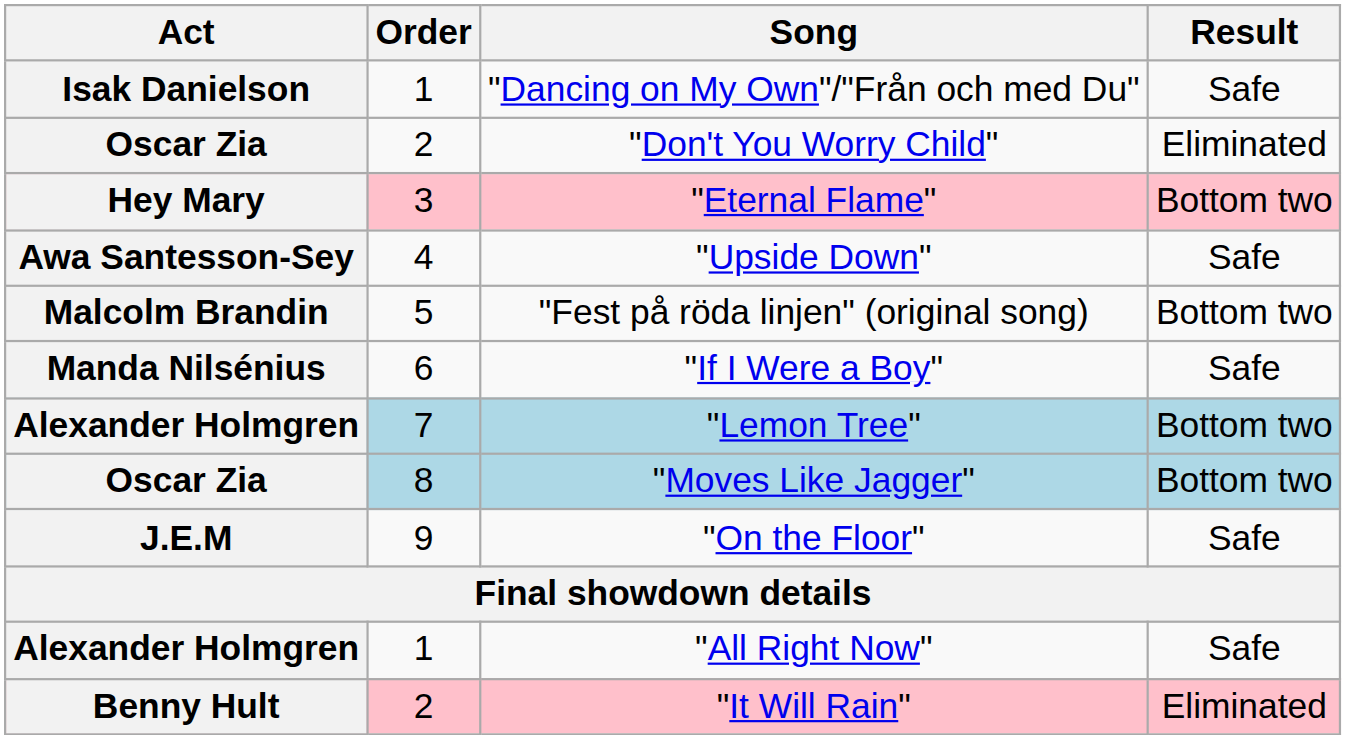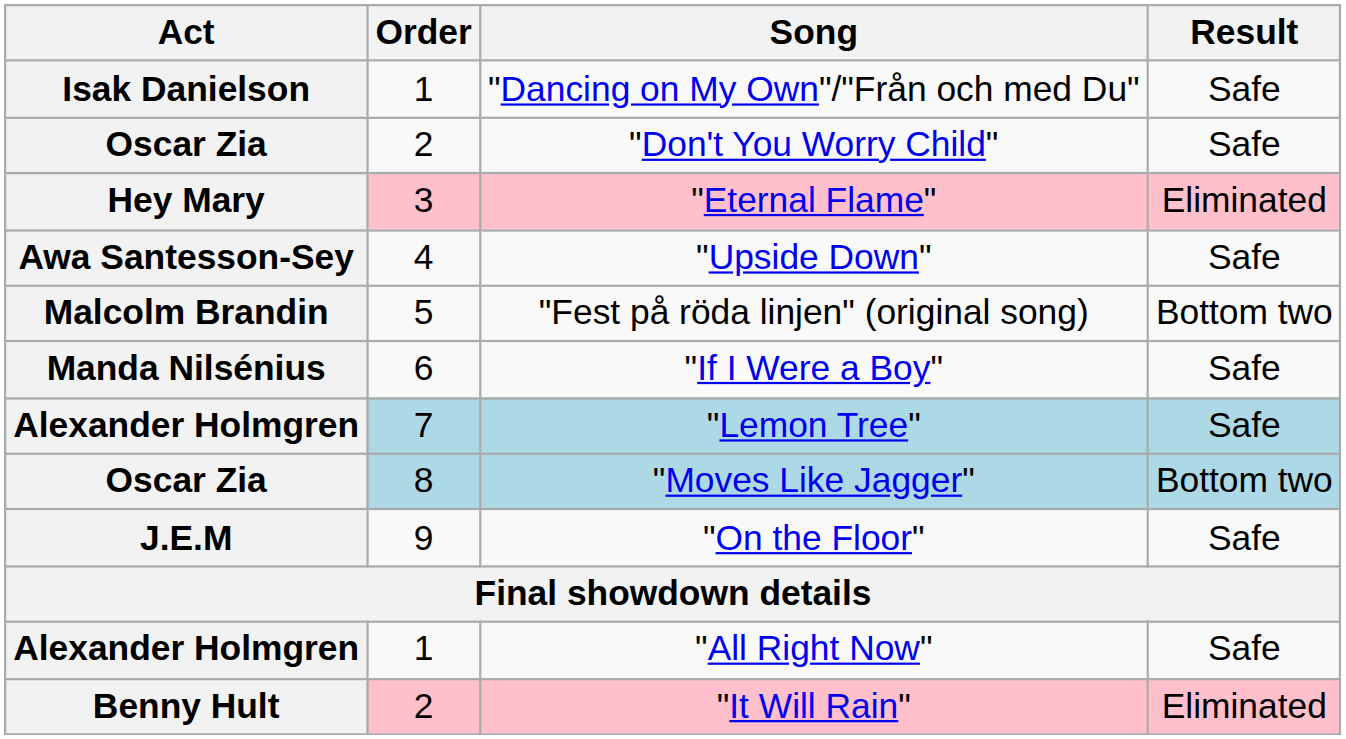(1244, 144) Eliminated -> (1244, 144) Safe
(1244, 200) Bottom two -> (1244, 200) Eliminated
(1244, 425) Bottom two -> (1244, 425) Safe
